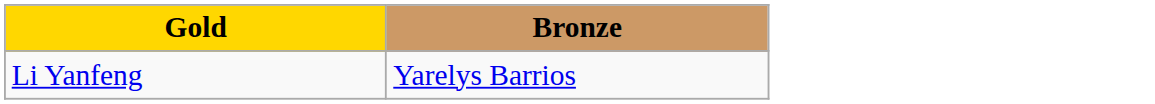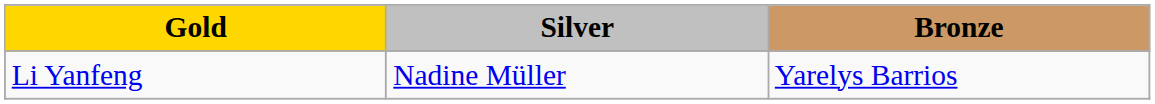+ column: (577, 27)
